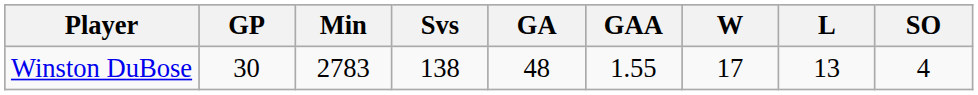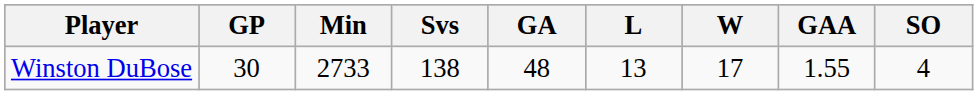columns swapped: (633, 25) <-> (827, 25)
(343, 67) 2783 -> (343, 67) 2733
